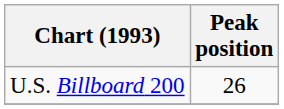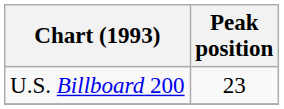(234, 85) 26 -> (234, 85) 23
